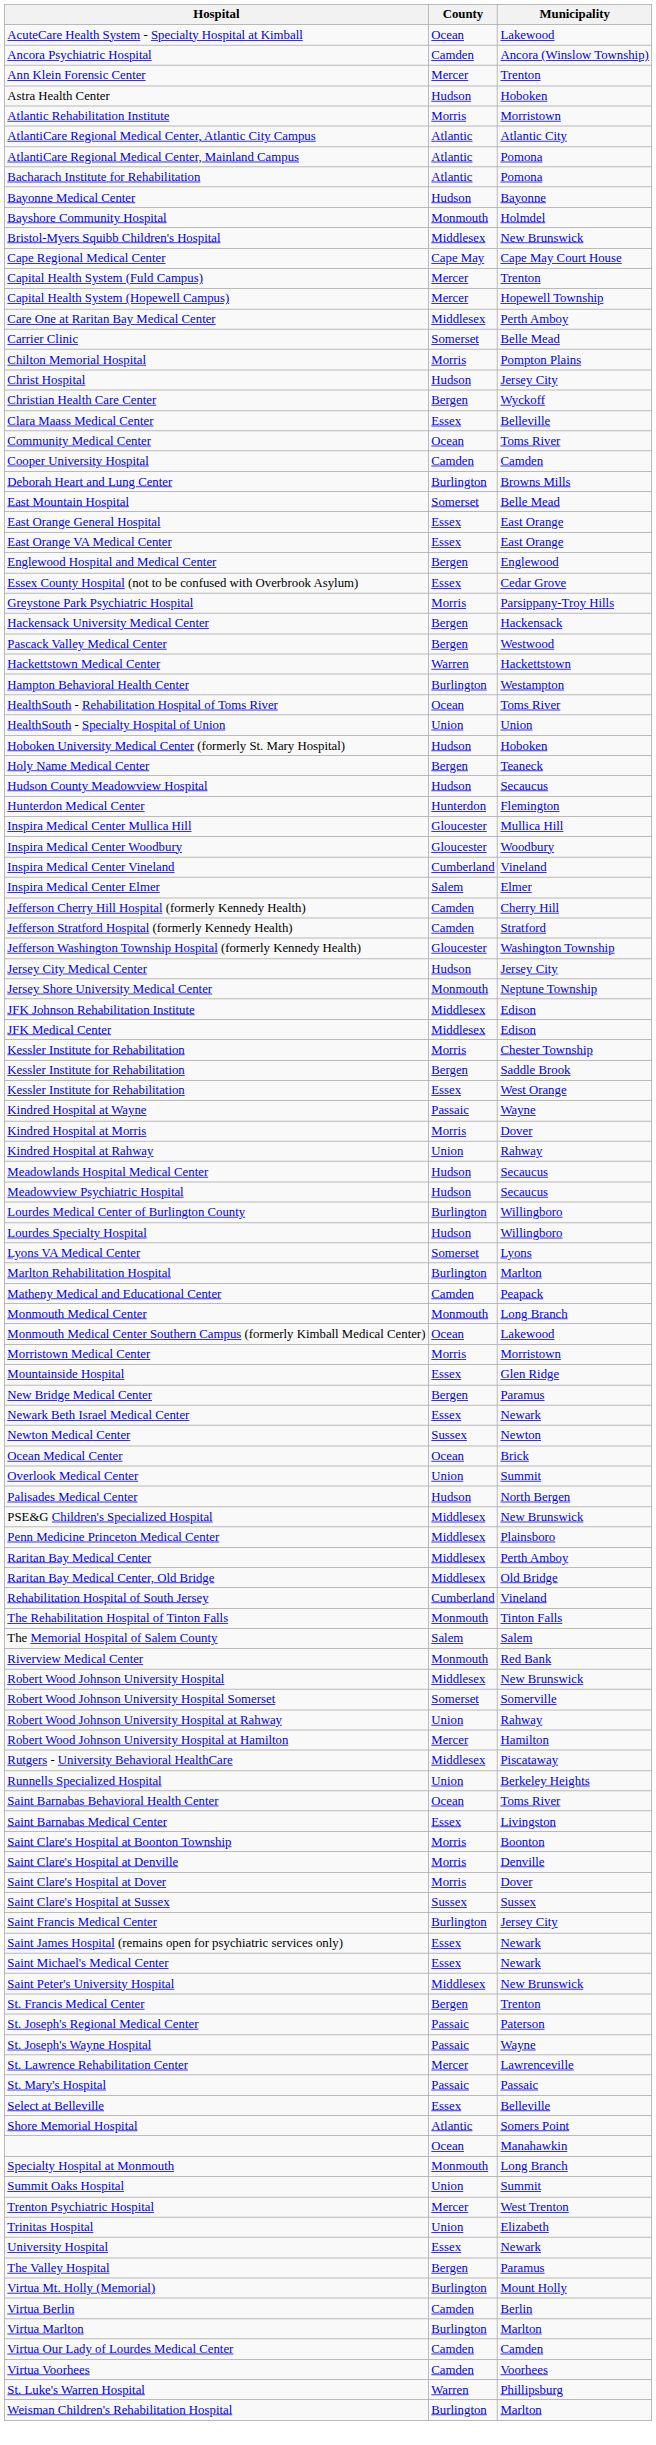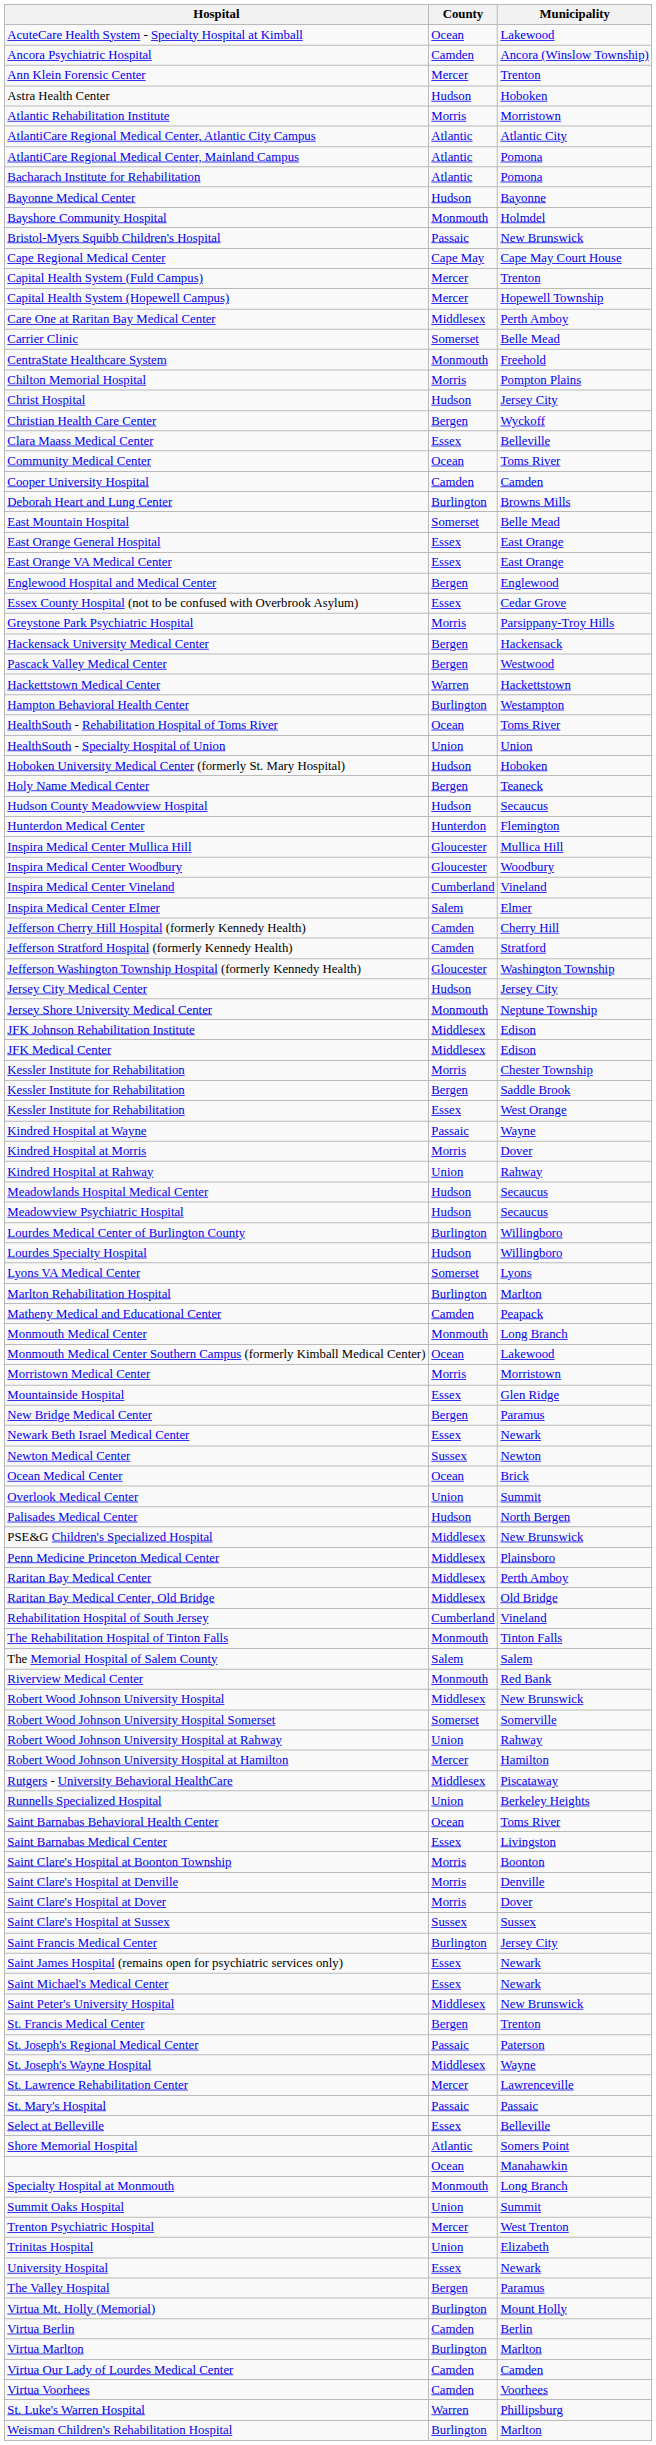(458, 237) Middlesex -> (450, 237) Passaic
+ row: (87, 359)
(450, 2044) Passaic -> (458, 2064) Middlesex
